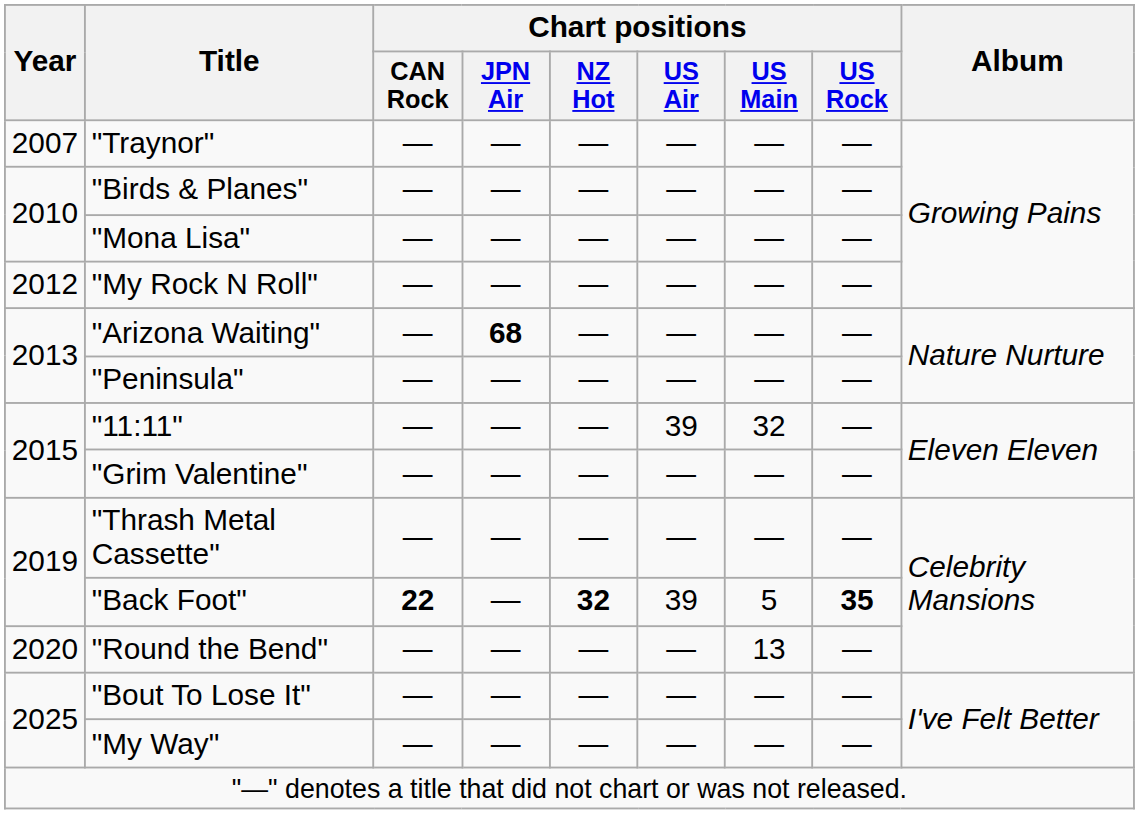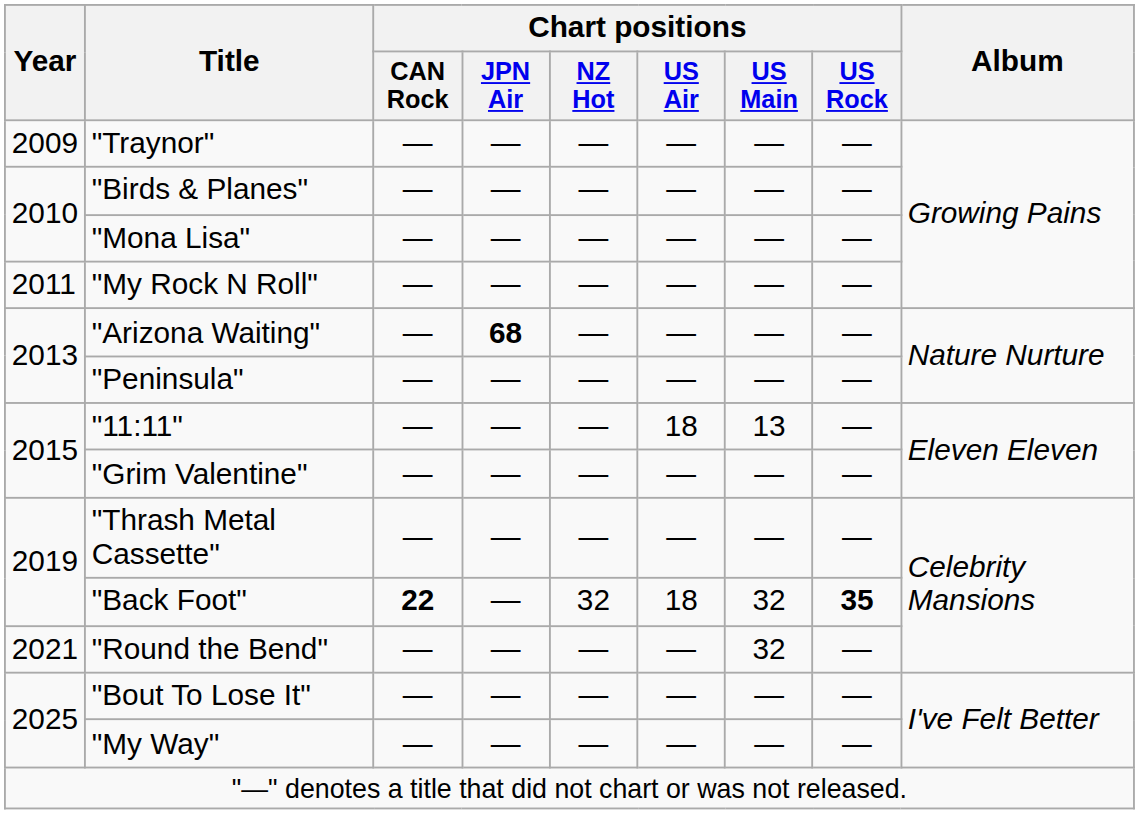(45, 143) 2007 -> (45, 143) 2009
(45, 284) 2012 -> (44, 284) 2011
(681, 426) 39 -> (681, 426) 18
(769, 426) 32 -> (769, 426) 13
(593, 601) bold -> (593, 601) normal
(681, 601) 39 -> (681, 601) 18
(769, 601) 5 -> (769, 601) 32
(45, 648) 2020 -> (45, 648) 2021
(769, 648) 13 -> (769, 648) 32
